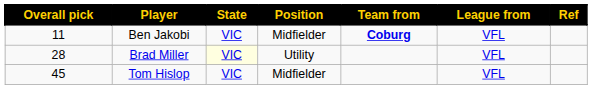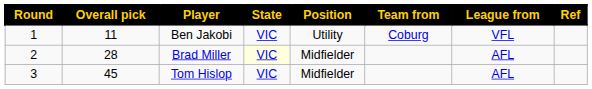+ column: (34, 15)
(299, 35) Midfielder -> (328, 35) Utility
(389, 35) bold -> (408, 35) normal
(299, 54) Utility -> (328, 54) Midfielder
(494, 54) VFL -> (503, 54) AFL
(494, 74) VFL -> (503, 74) AFL
